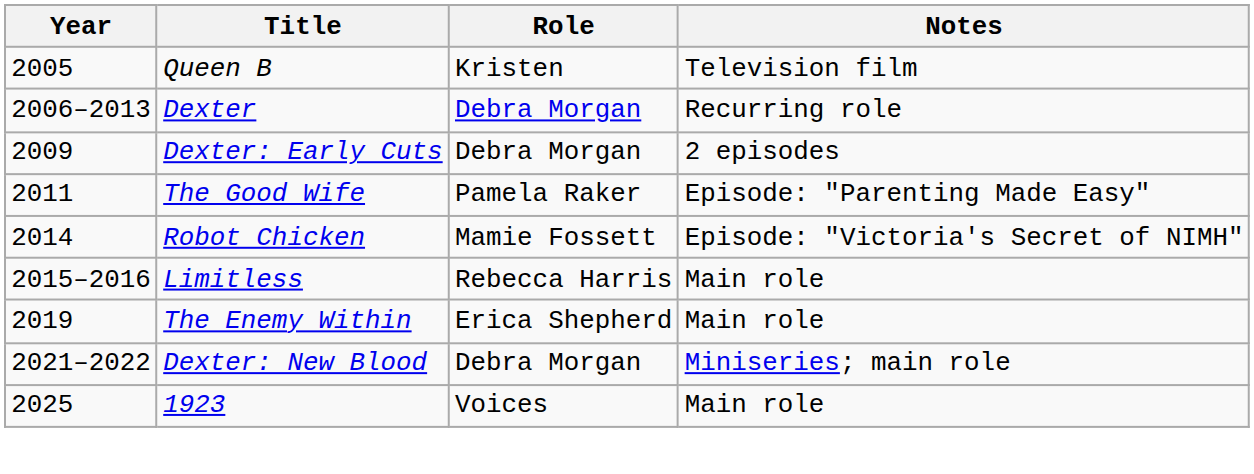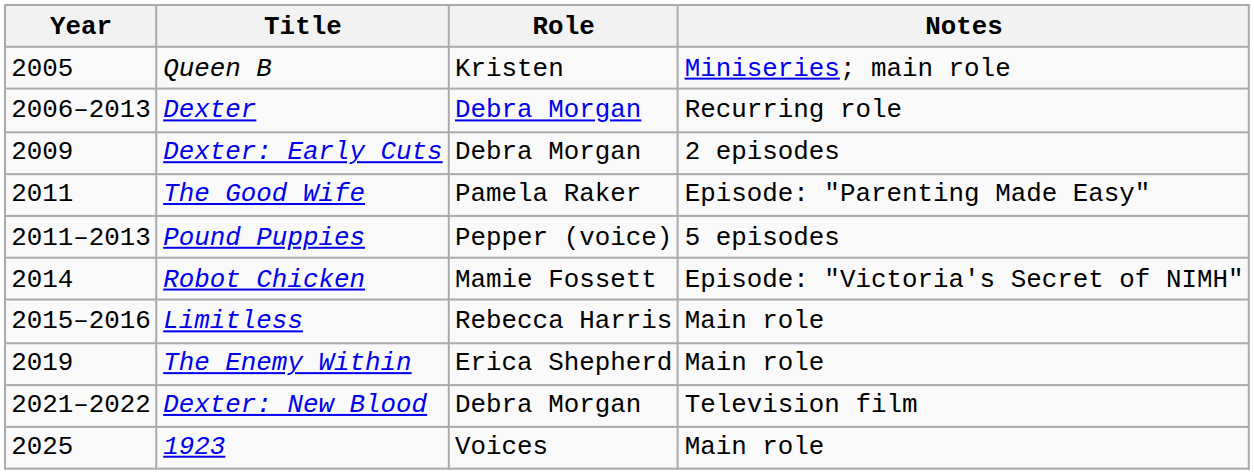(801, 68) Television film -> (848, 68) Miniseries; main role
+ row: (264, 237)
(848, 363) Miniseries; main role -> (801, 406) Television film
